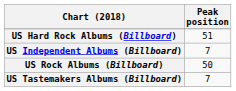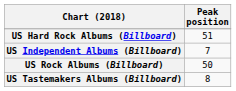(208, 79) 7 -> (208, 79) 8
